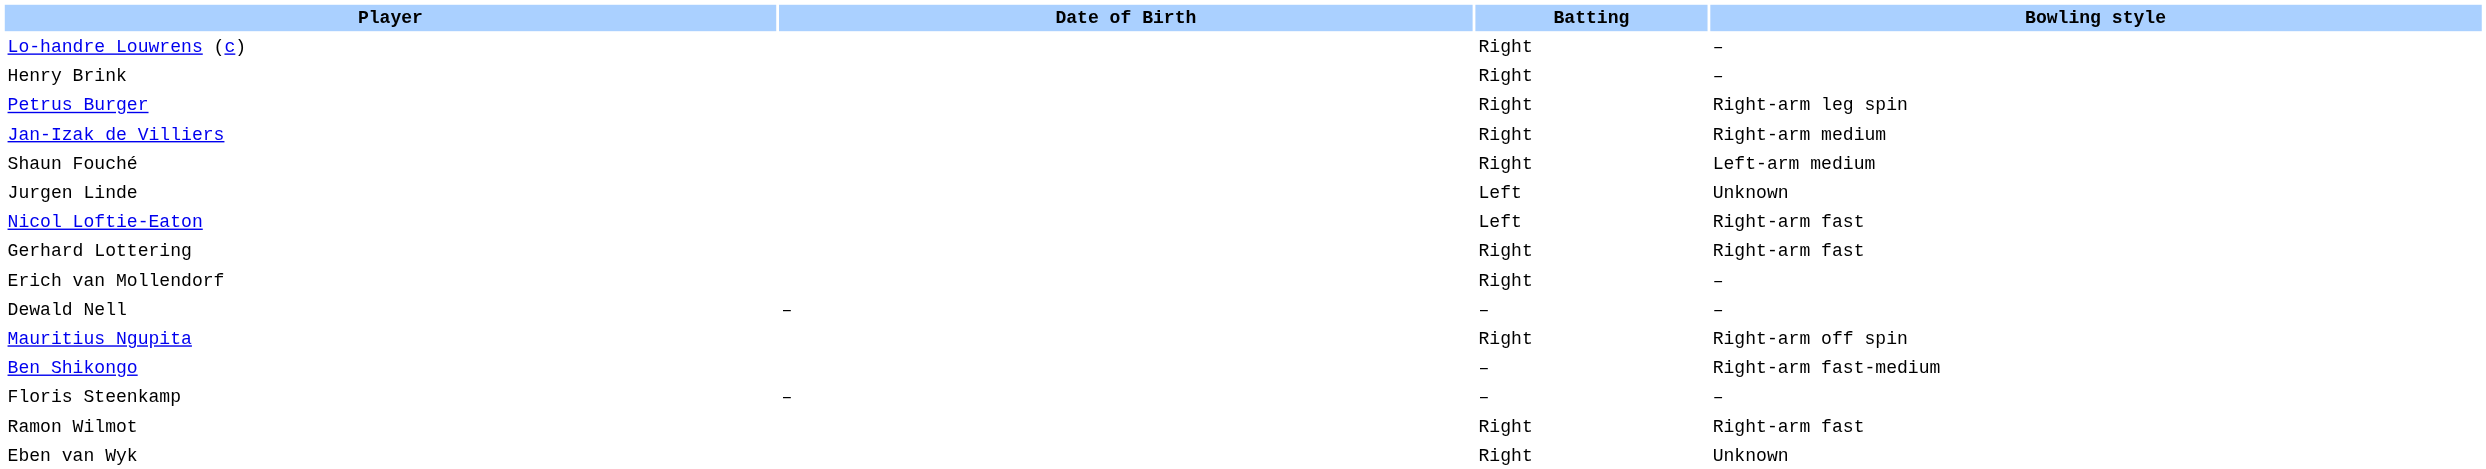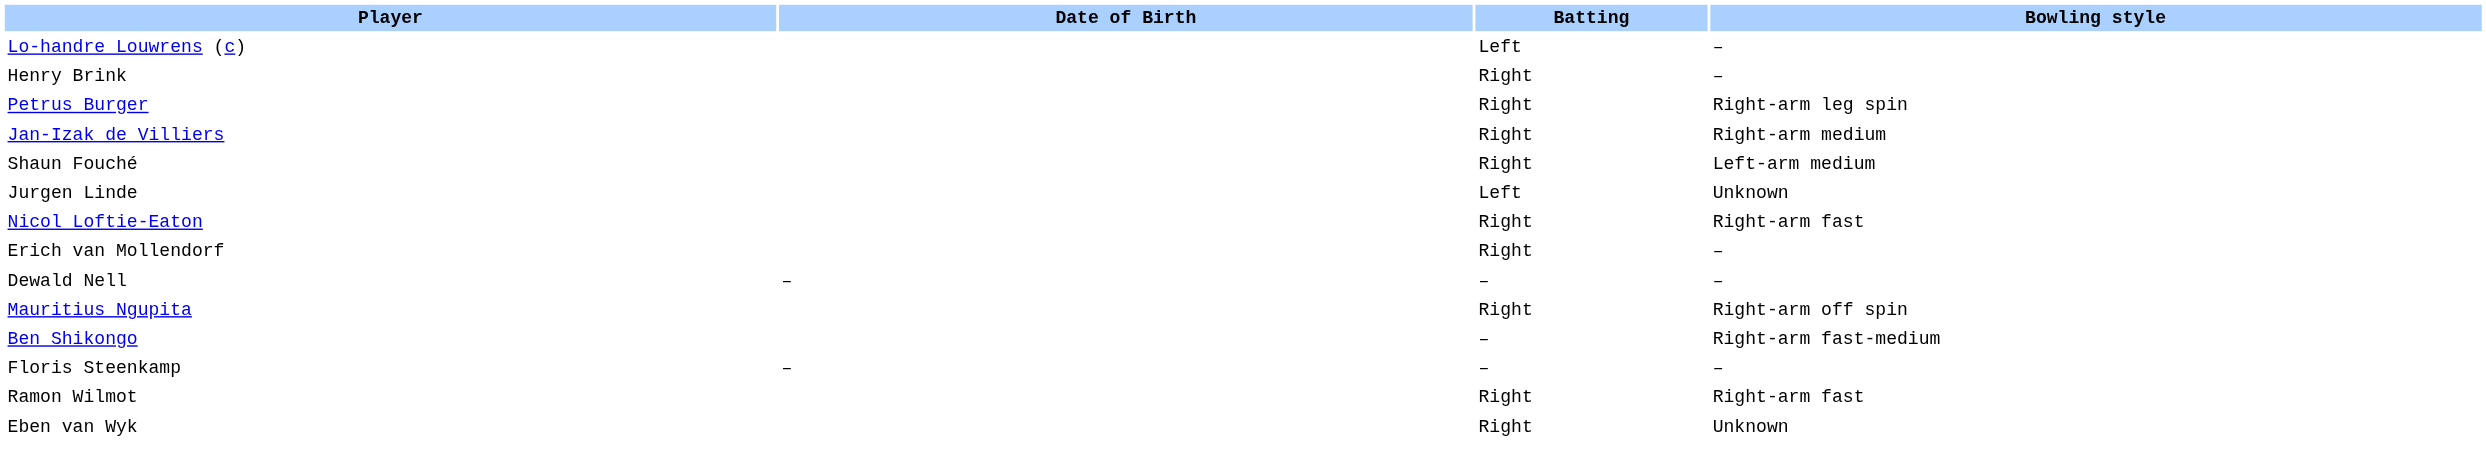(1506, 47) Right -> (1500, 47) Left
(1500, 222) Left -> (1506, 222) Right
- row: (100, 252)
